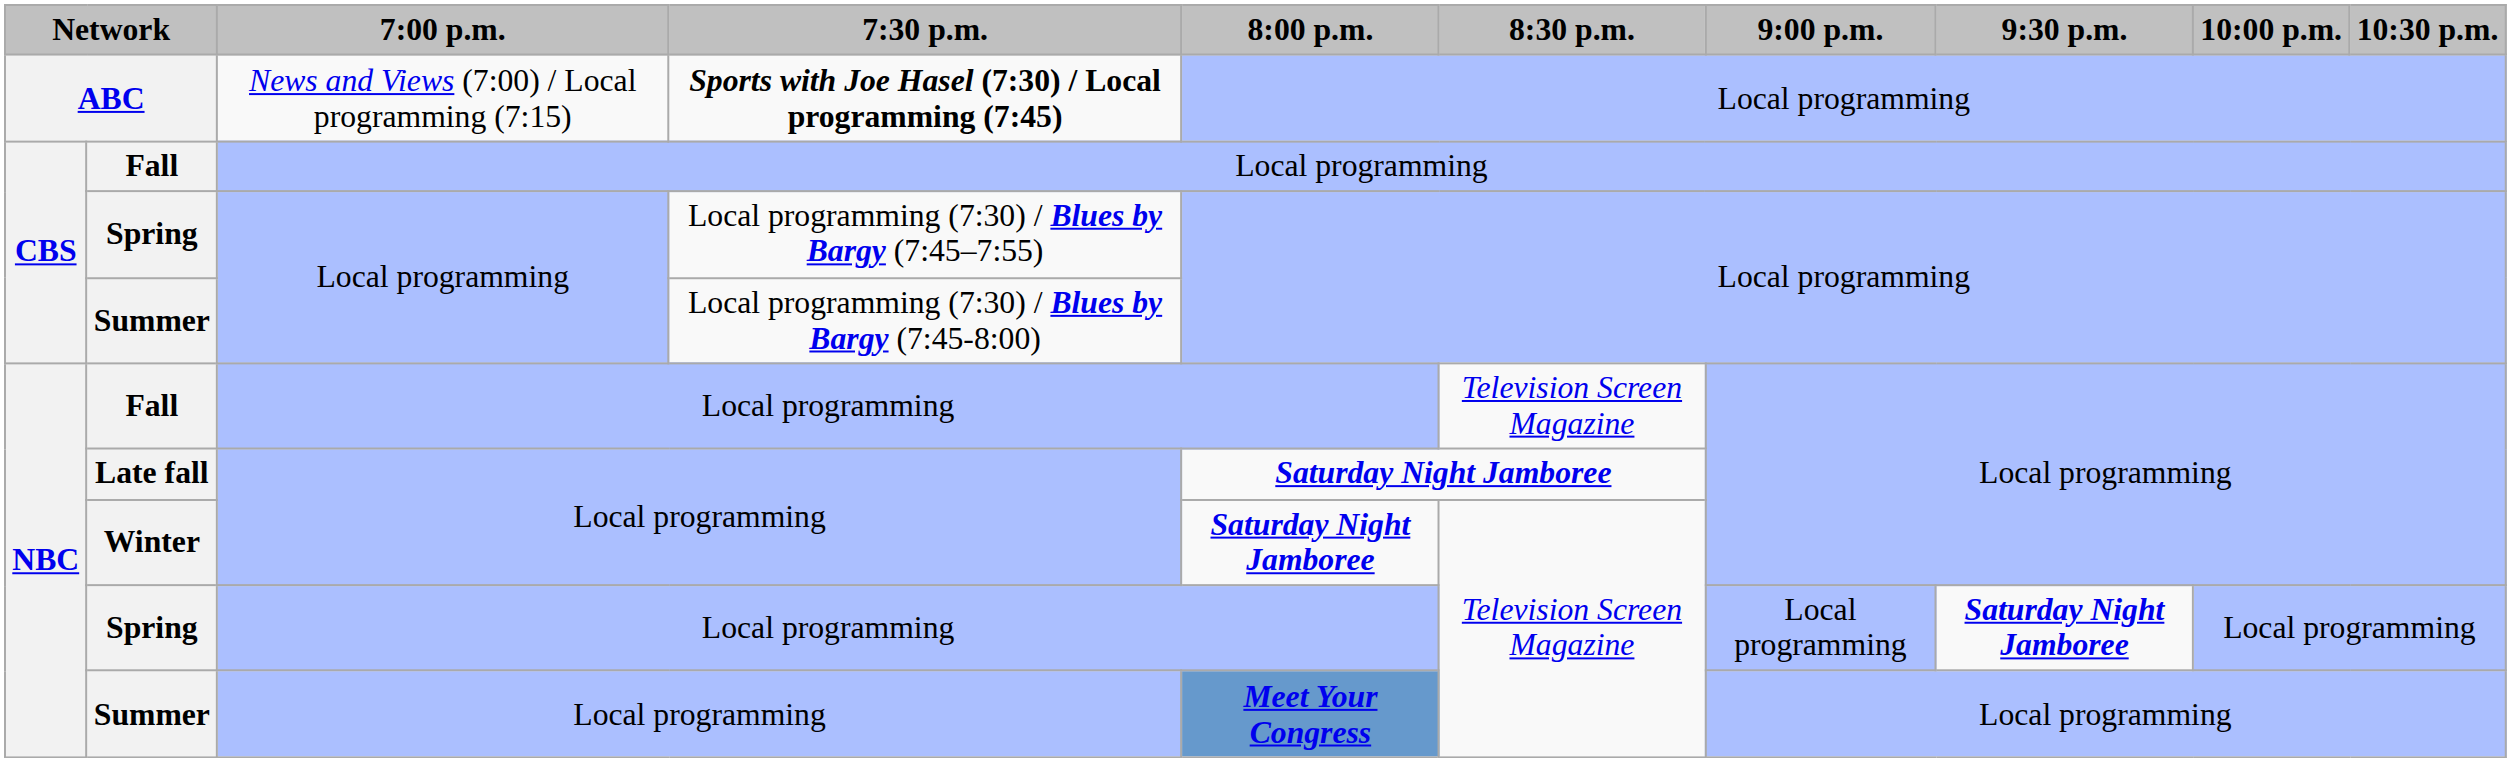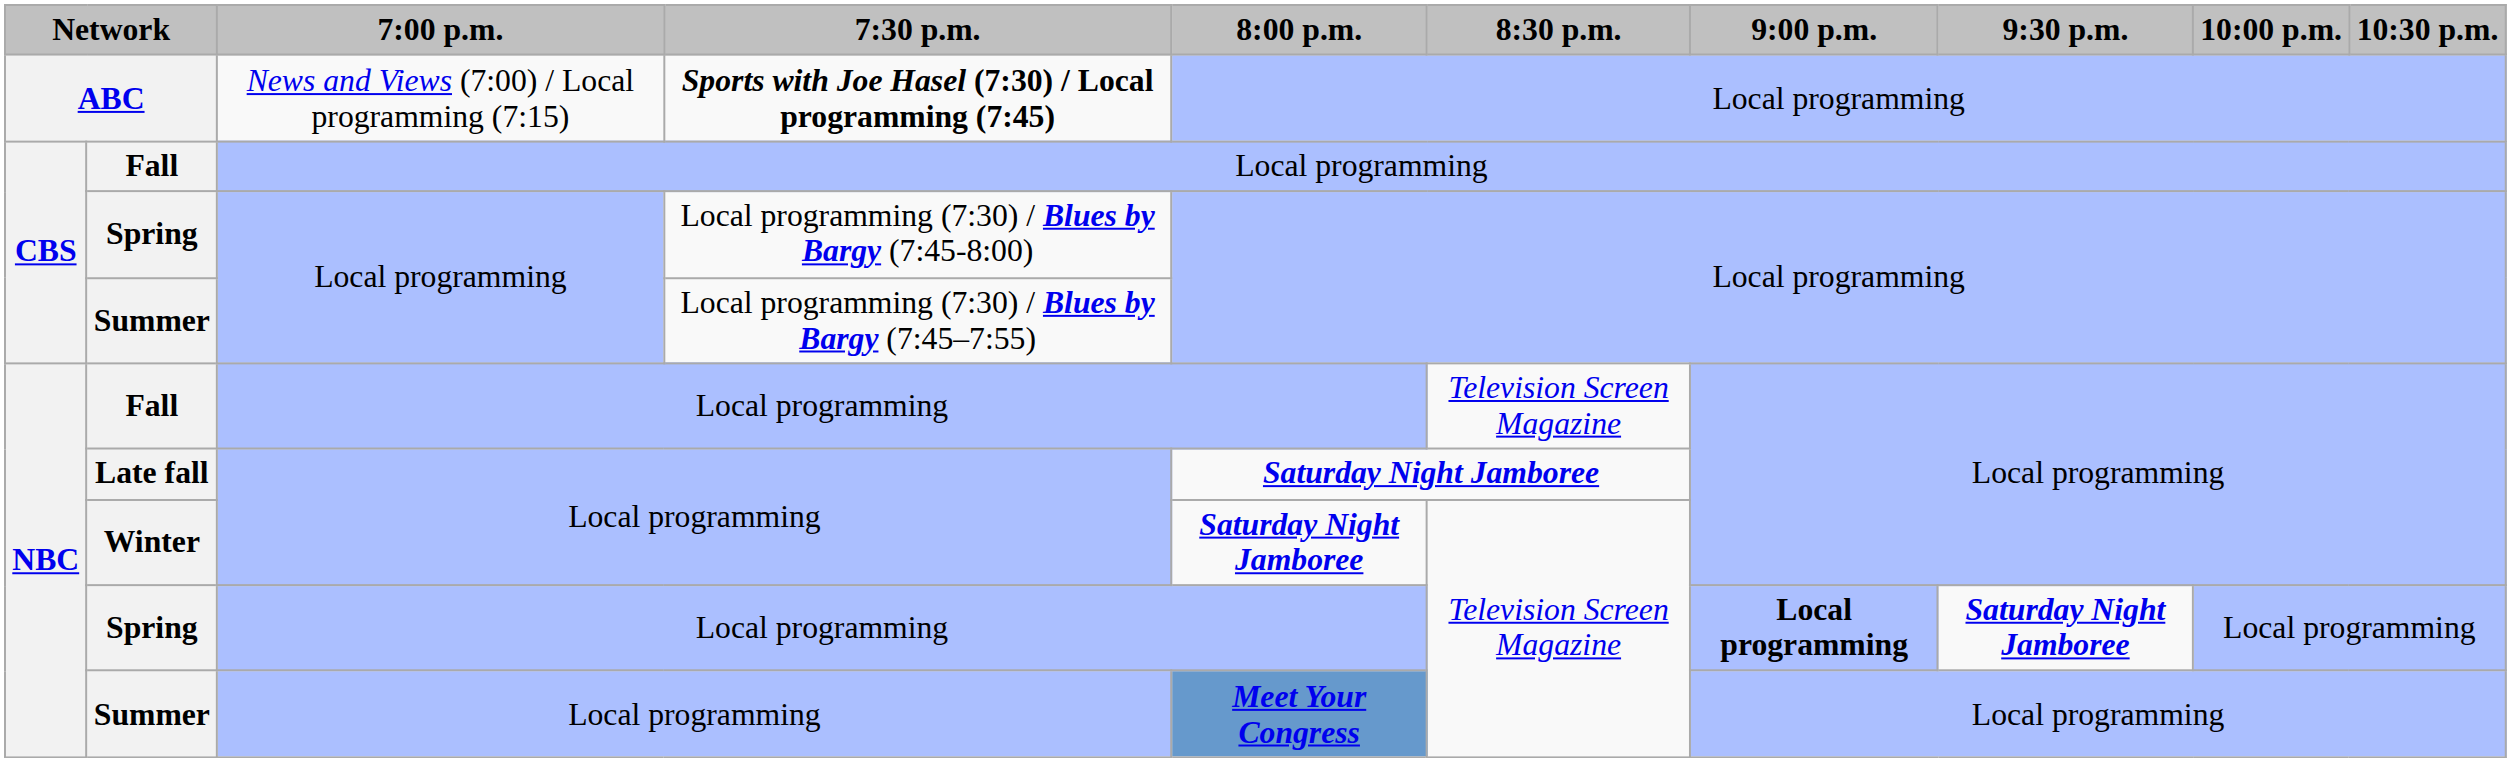(925, 233) Local programming (7:30) / Blues by Bargy (7:45–7:55) -> (918, 233) Local programming (7:30) / Blues by Bargy (7:45-8:00)
(925, 319) Local programming (7:30) / Blues by Bargy (7:45-8:00) -> (918, 319) Local programming (7:30) / Blues by Bargy (7:45–7:55)
(1820, 627) normal -> (1814, 627) bold
